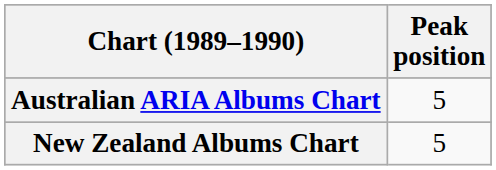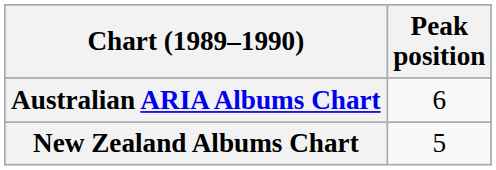(439, 99) 5 -> (439, 99) 6
